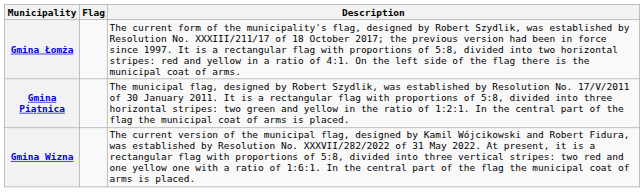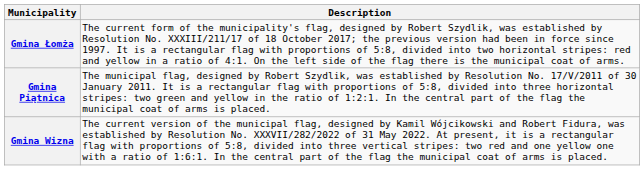- column: (94, 12)
